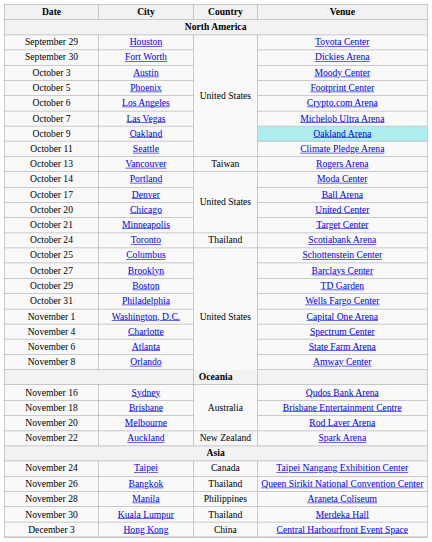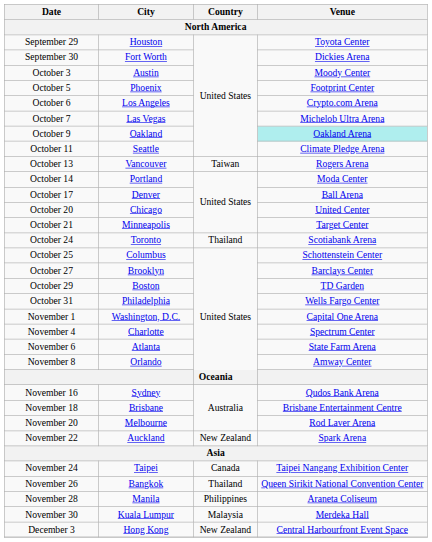(225, 514) Thailand -> (225, 514) Malaysia
(225, 529) China -> (225, 529) New Zealand
